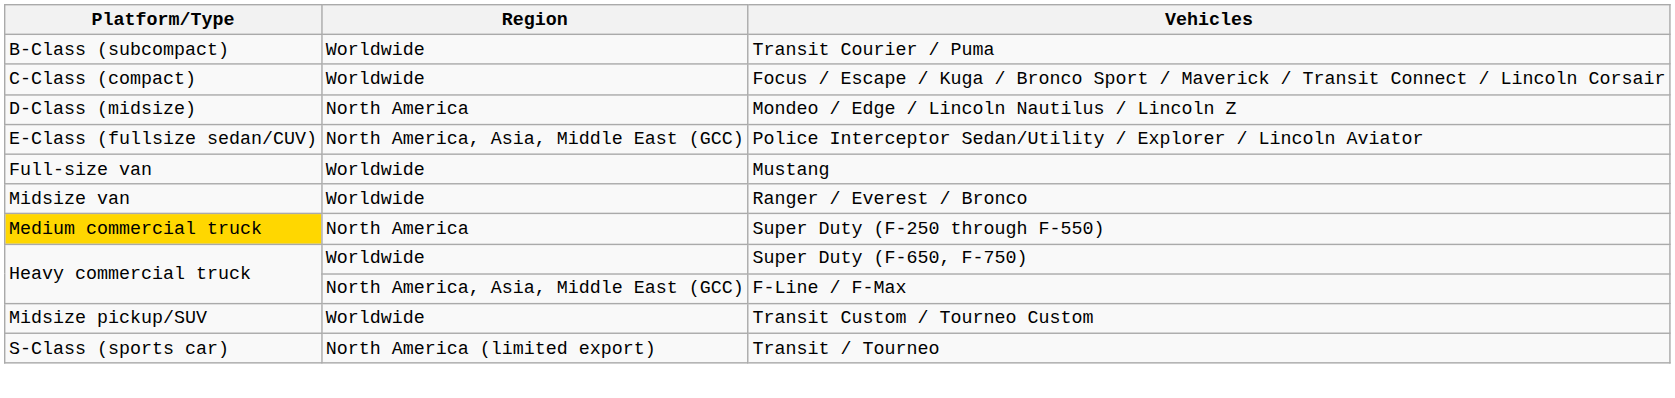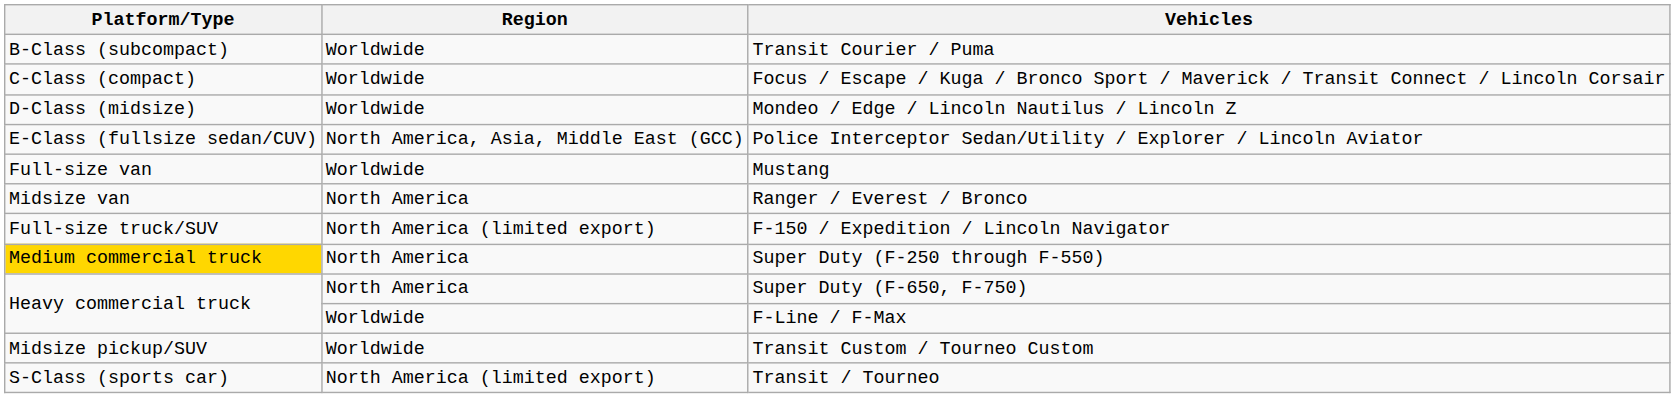(397, 109) North America -> (375, 109) Worldwide
(375, 199) Worldwide -> (397, 199) North America
+ row: (962, 229)
(375, 259) Worldwide -> (397, 289) North America
(535, 289) North America, Asia, Middle East (GCC) -> (375, 318) Worldwide
